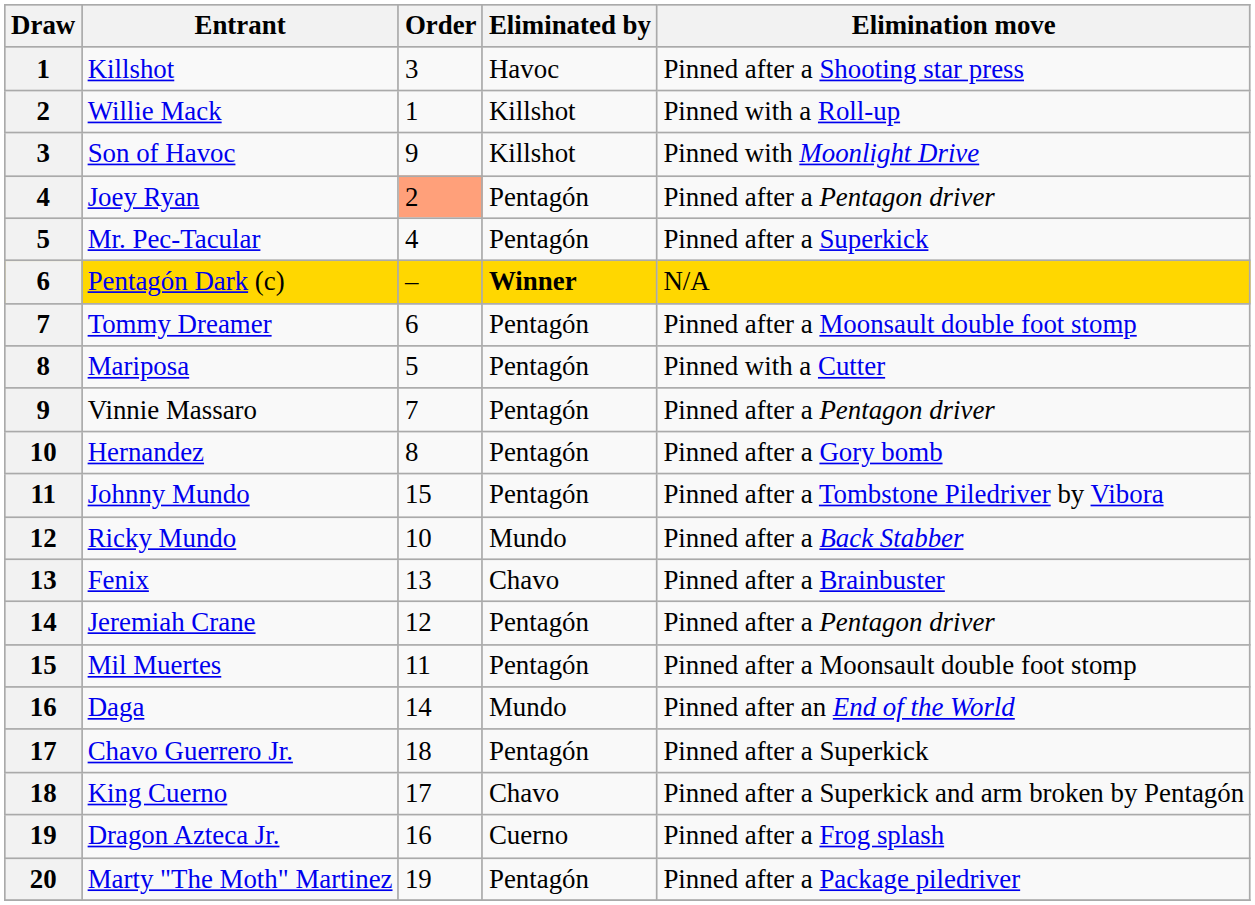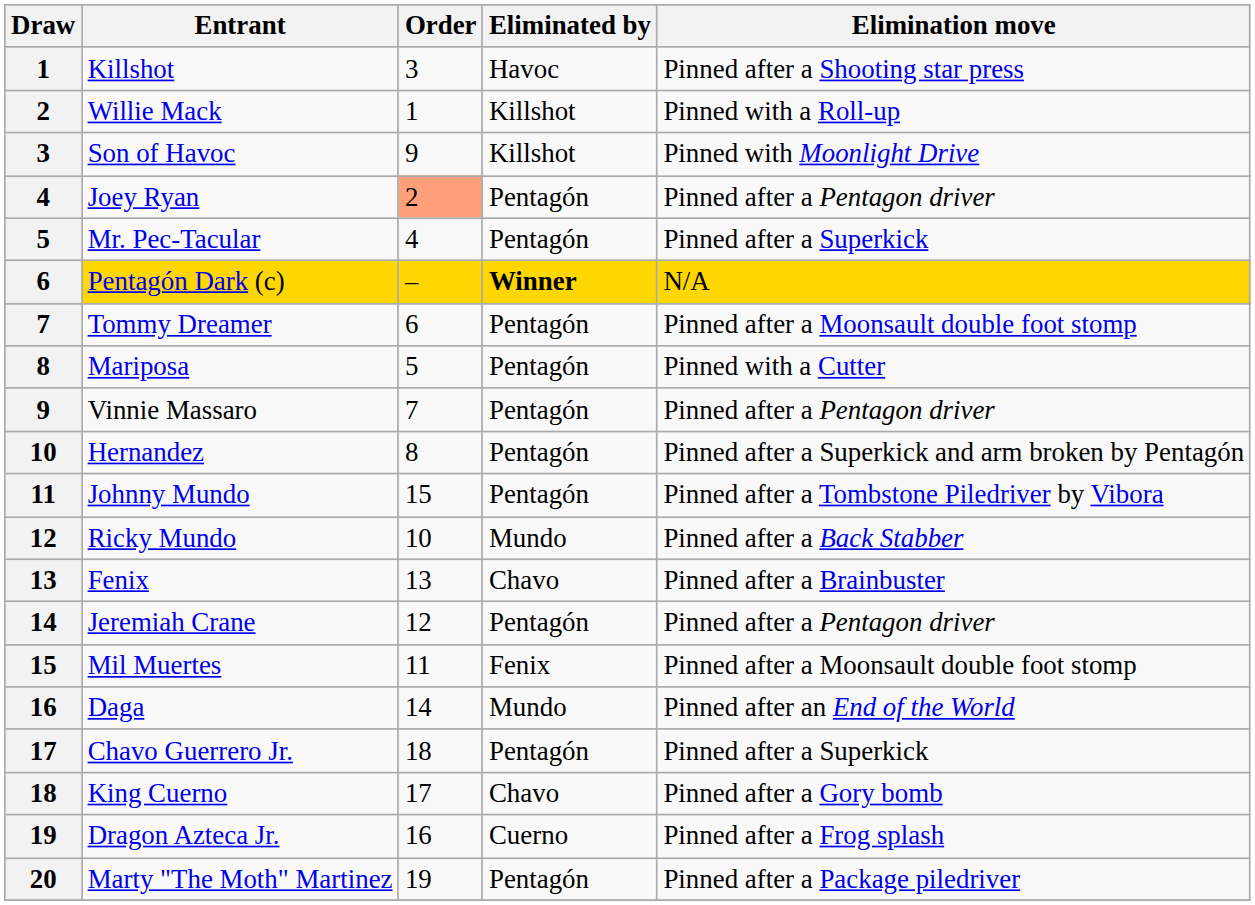(803, 452) Pinned after a Gory bomb -> (954, 452) Pinned after a Superkick and arm broken by Pentagón
(539, 665) Pentagón -> (520, 665) Fenix
(954, 793) Pinned after a Superkick and arm broken by Pentagón -> (803, 793) Pinned after a Gory bomb
